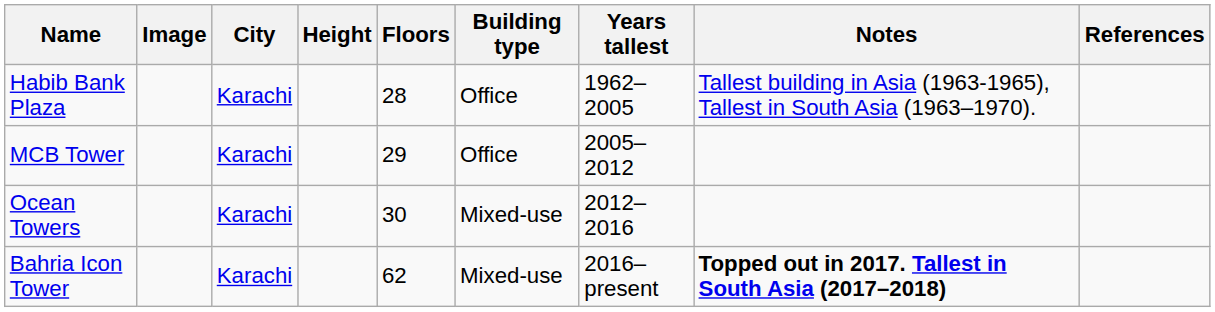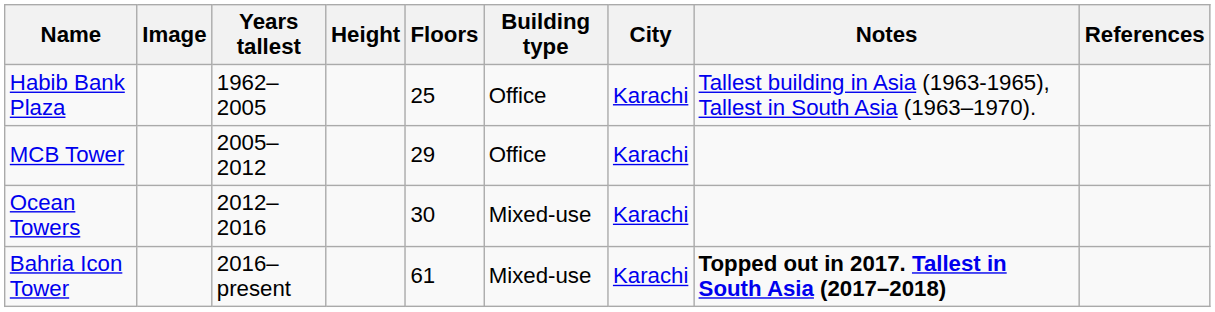columns swapped: (254, 34) <-> (636, 34)
(394, 94) 28 -> (423, 94) 25
(394, 275) 62 -> (423, 275) 61
